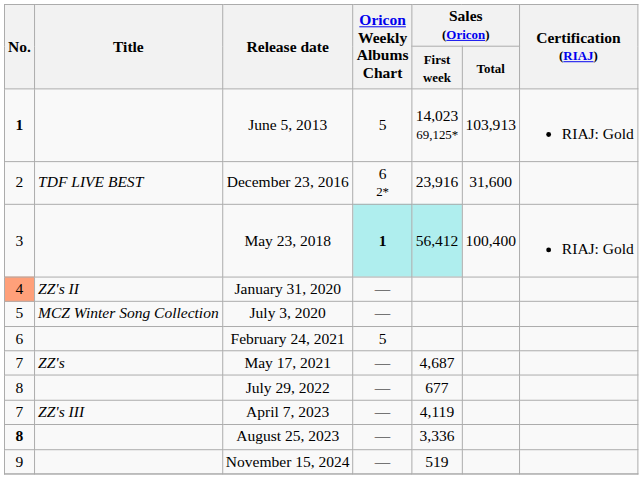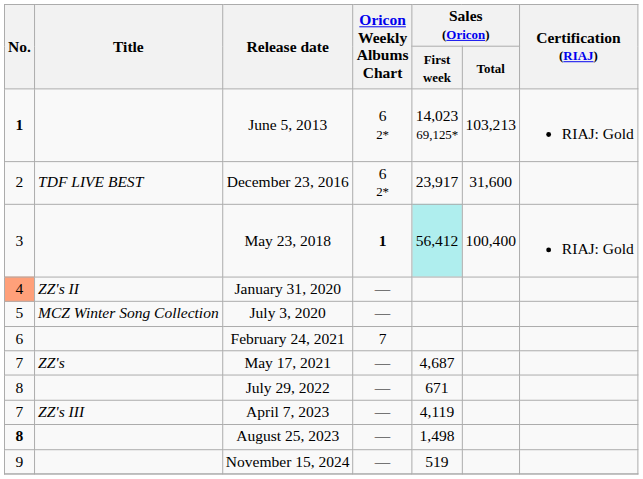(383, 125) 5 -> (383, 125) 6 2*
(491, 125) 103,913 -> (491, 125) 103,213
(437, 182) 23,916 -> (437, 182) 23,917
(383, 240) paleturquoise background -> (383, 240) no background
(383, 338) 5 -> (383, 338) 7
(437, 387) 677 -> (437, 387) 671
(437, 436) 3,336 -> (437, 436) 1,498
